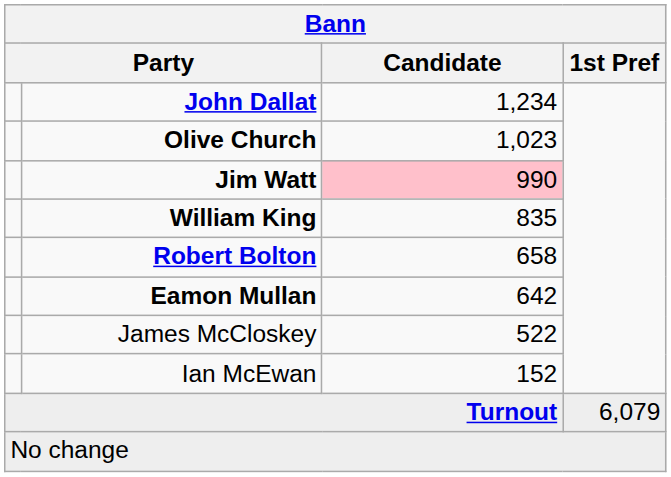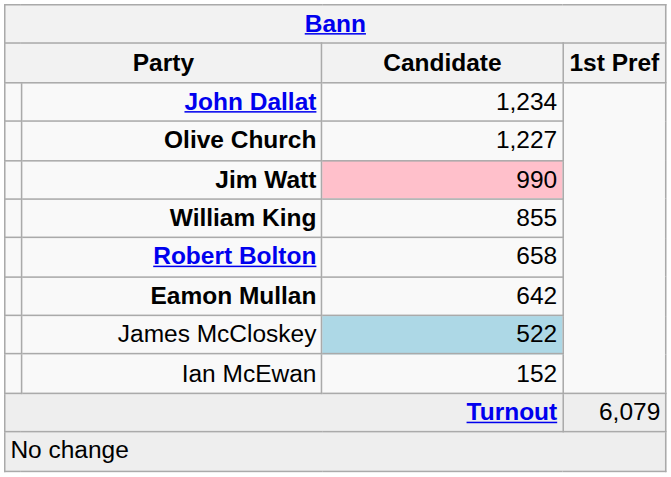(527, 140) 1,023 -> (527, 140) 1,227
(537, 218) 835 -> (537, 218) 855
(537, 334) no background -> (537, 334) lightblue background
